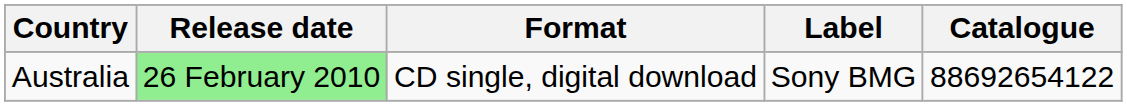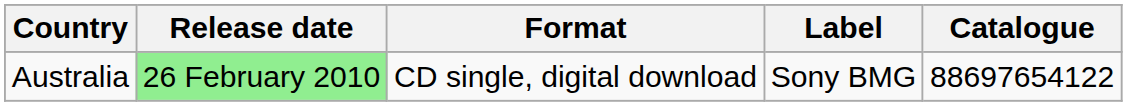(1022, 76) 88692654122 -> (1022, 76) 88697654122
